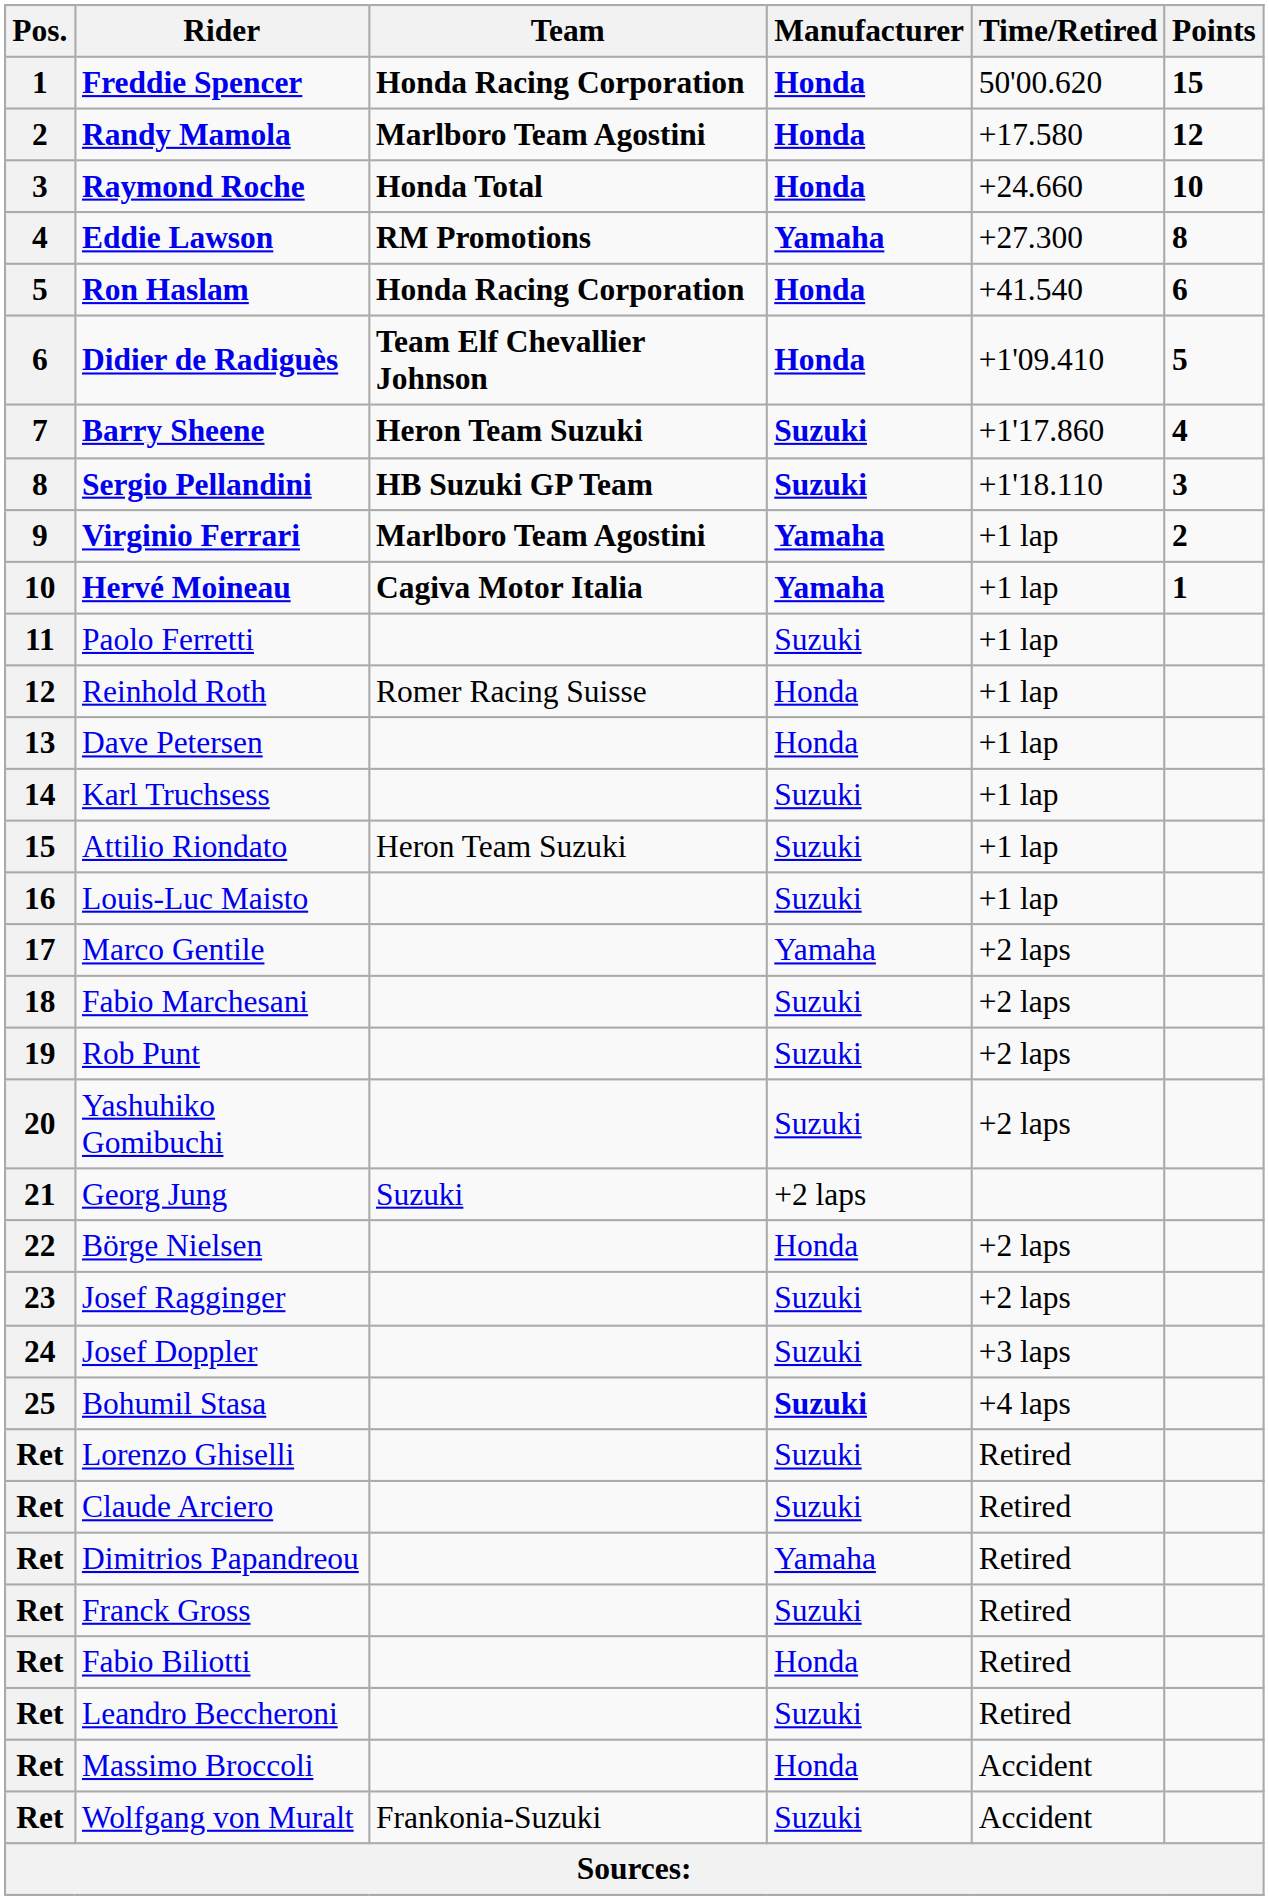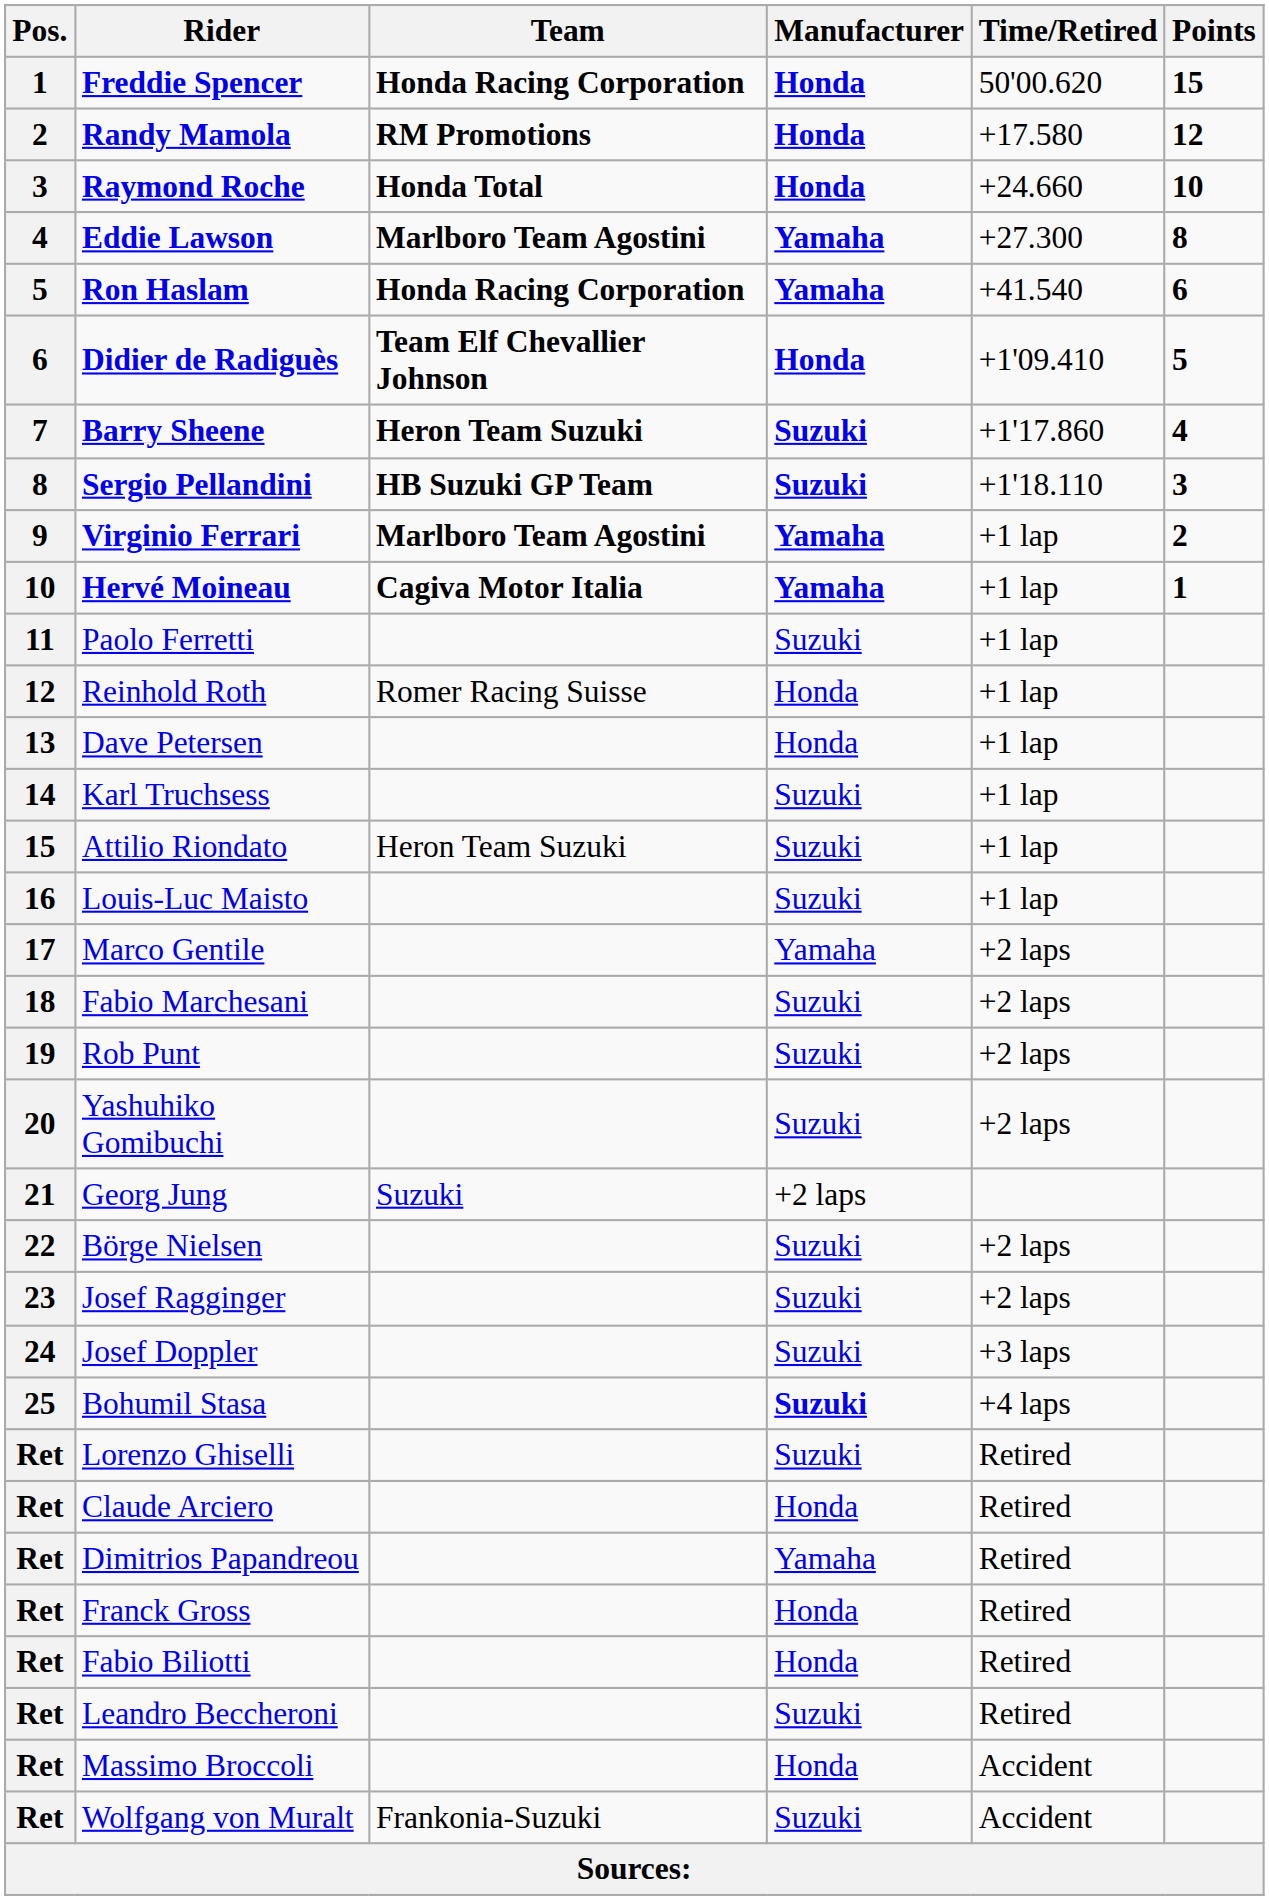(541, 134) Marlboro Team Agostini -> (484, 134) RM Promotions
(484, 238) RM Promotions -> (541, 238) Marlboro Team Agostini
(820, 290) Honda -> (829, 290) Yamaha
(816, 1246) Honda -> (818, 1246) Suzuki
(818, 1505) Suzuki -> (816, 1505) Honda
(818, 1609) Suzuki -> (816, 1609) Honda
